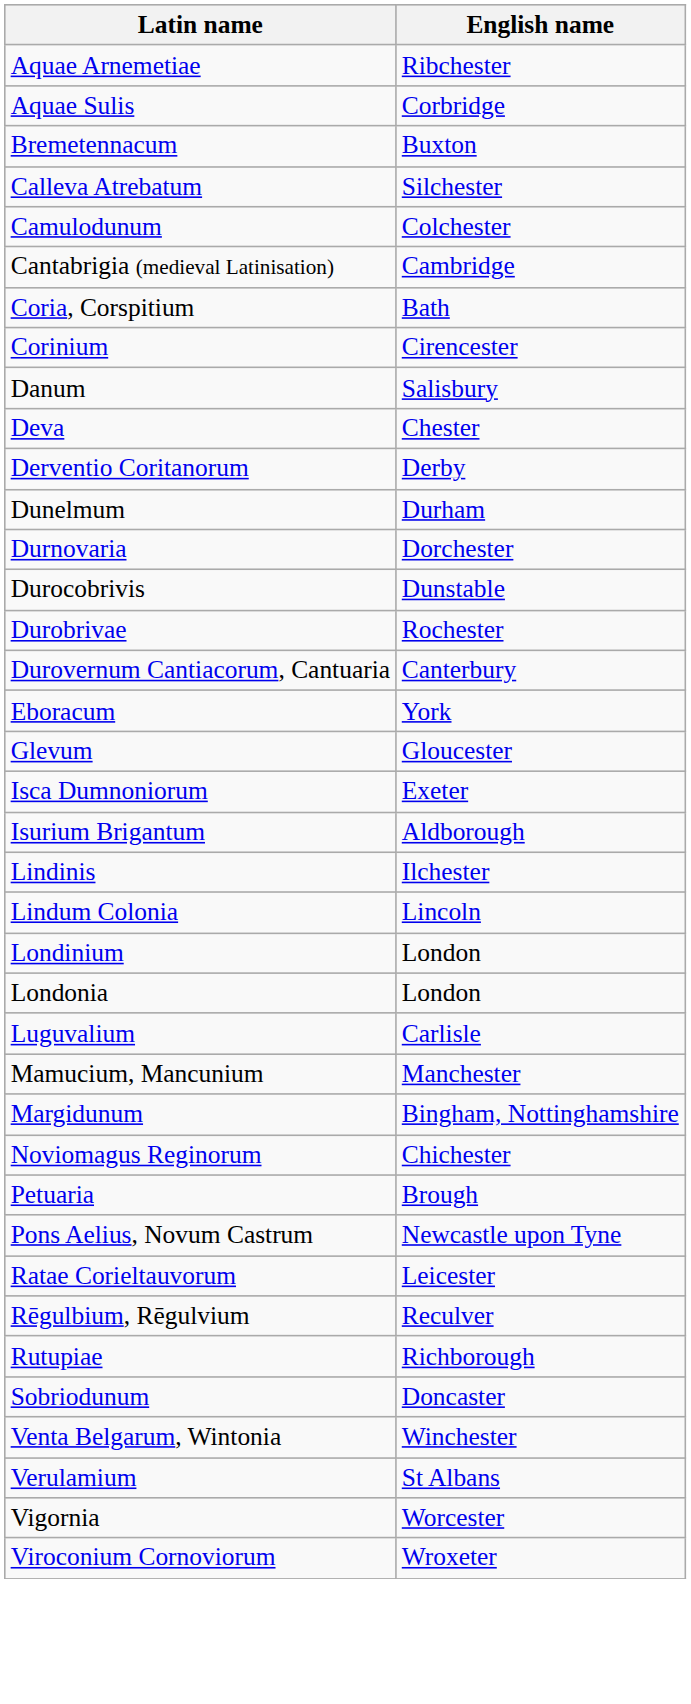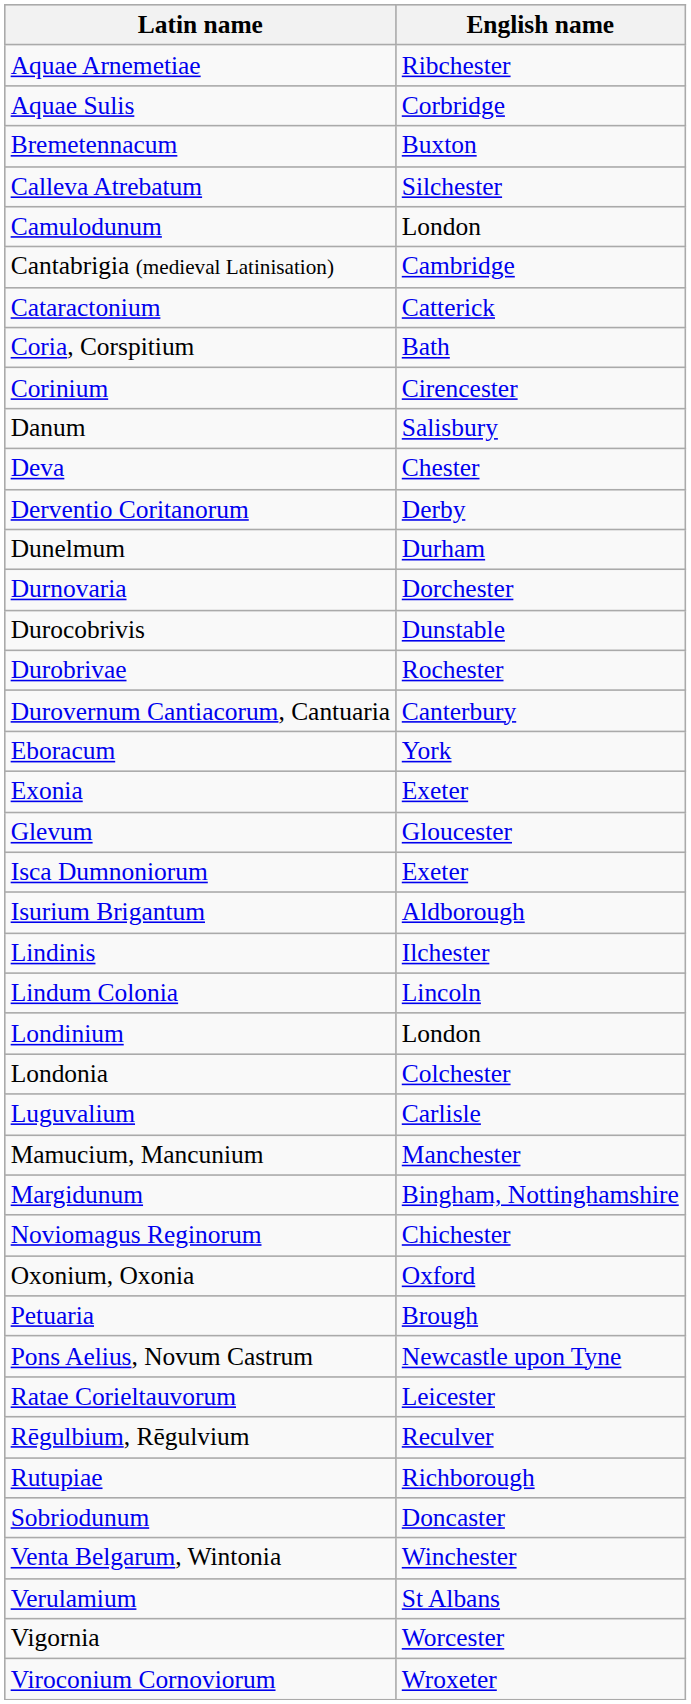(456, 226) Colchester -> (441, 226) London
+ row: (86, 307)
+ row: (47, 791)
(441, 992) London -> (456, 1073) Colchester
+ row: (103, 1275)
